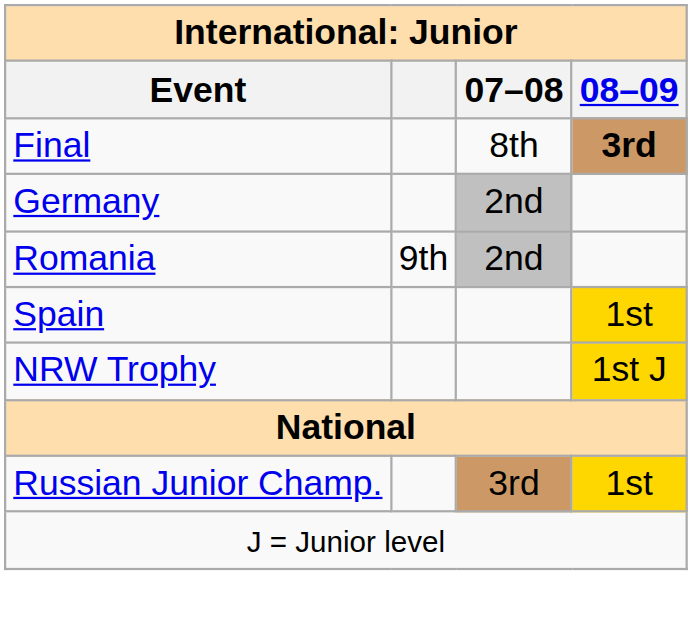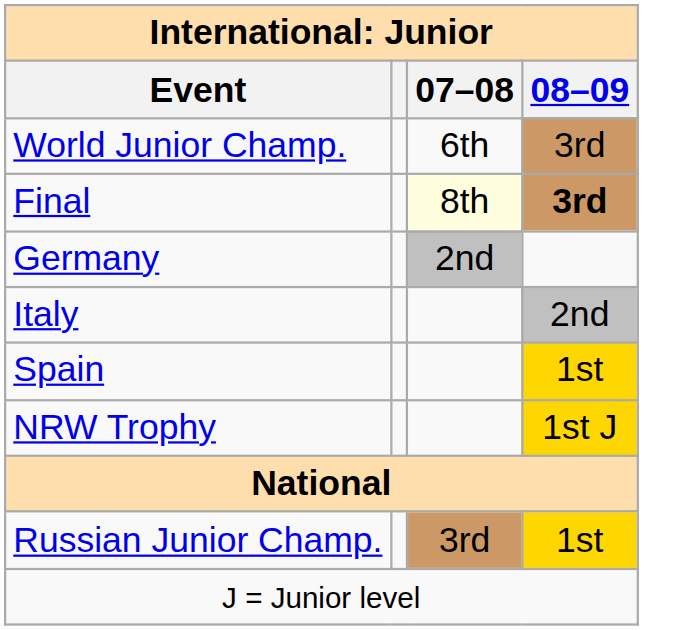+ row: (180, 145)
(514, 145) no background -> (465, 201) lightyellow background
+ row: (46, 314)
- row: (84, 257)
